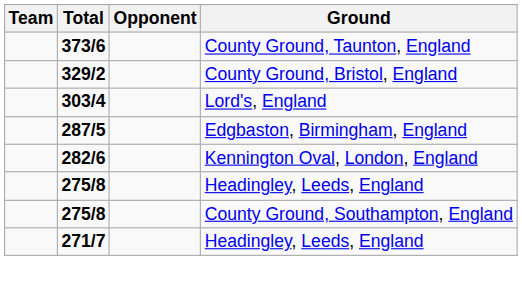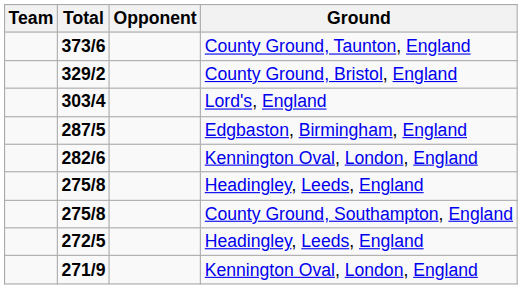+ row: (83, 241)
+ row: (83, 269)
- row: (83, 241)
